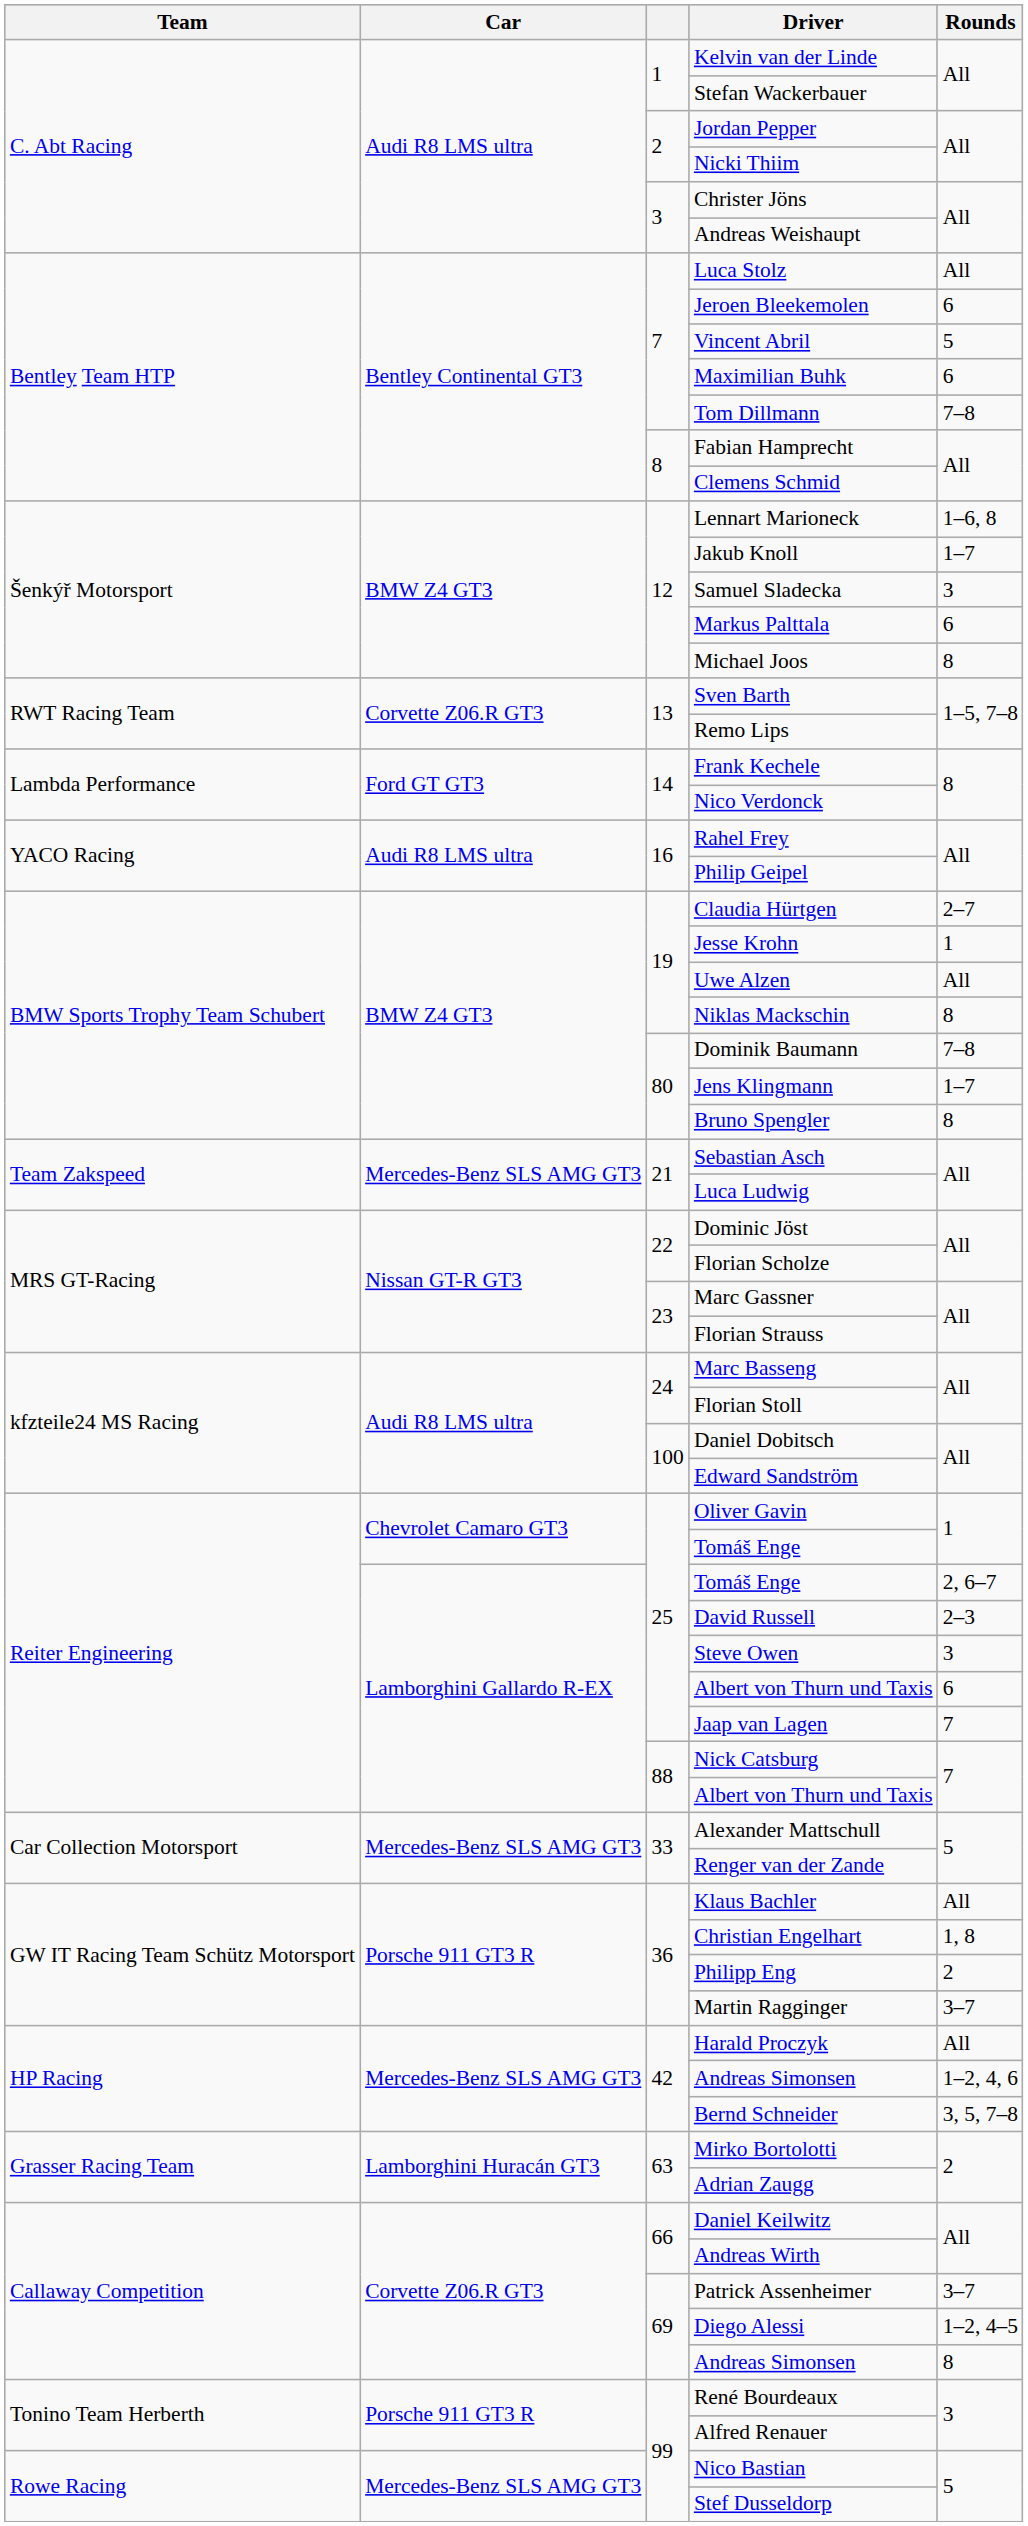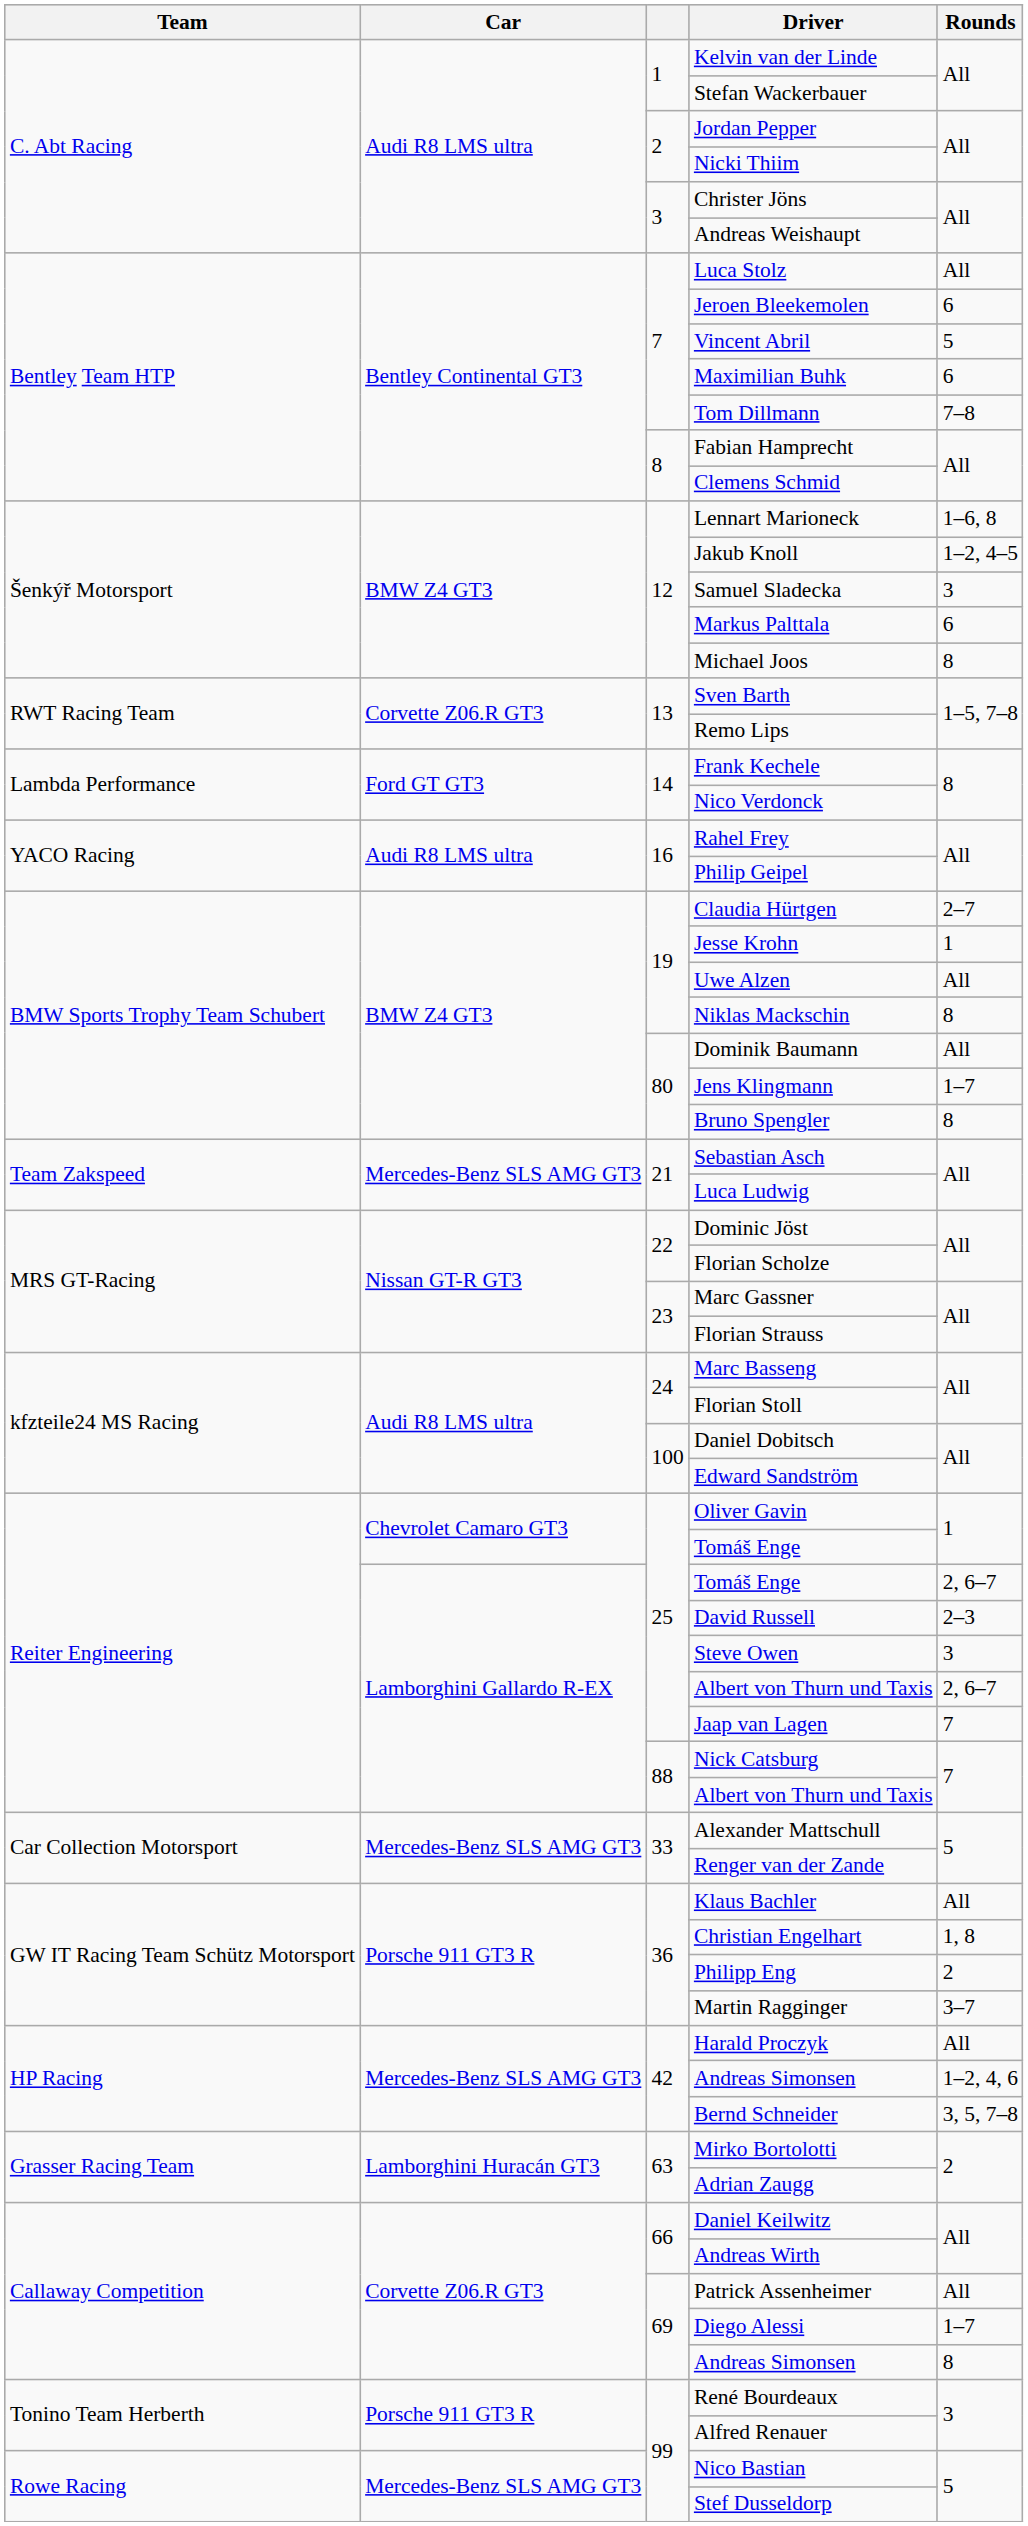(959, 553) 1–7 -> (980, 553) 1–2, 4–5
(959, 1049) 7–8 -> (957, 1049) All
(948, 1688) 6 -> (970, 1688) 2, 6–7
(959, 2290) 3–7 -> (957, 2290) All
(980, 2326) 1–2, 4–5 -> (959, 2326) 1–7
